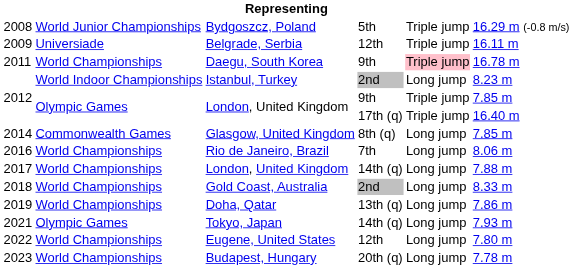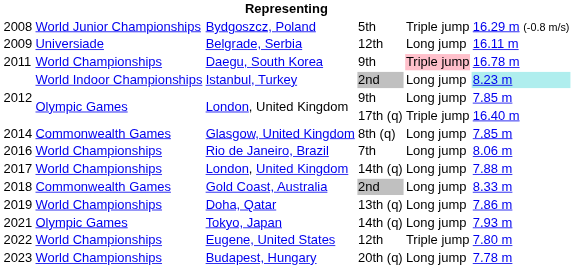(438, 44) Triple jump -> (436, 44) Long jump
(493, 80) no background -> (493, 80) paleturquoise background
(438, 97) Triple jump -> (436, 97) Long jump
(99, 187) World Championships -> (103, 187) Commonwealth Games
(436, 240) Long jump -> (438, 240) Triple jump
